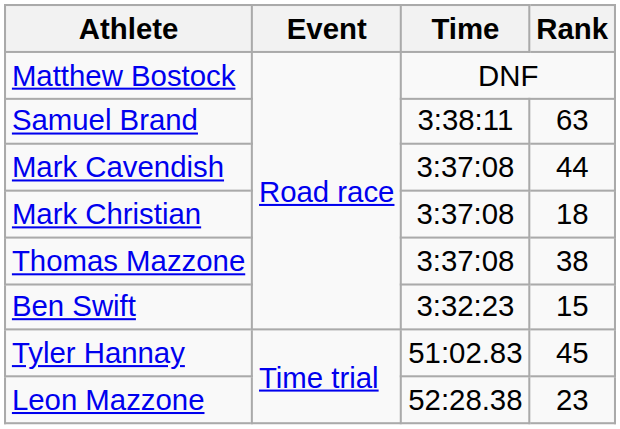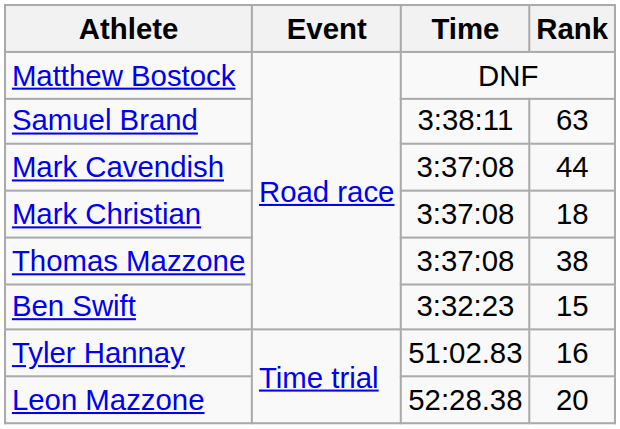(572, 353) 45 -> (572, 353) 16
(572, 400) 23 -> (572, 400) 20
